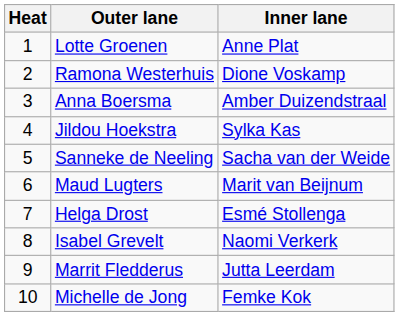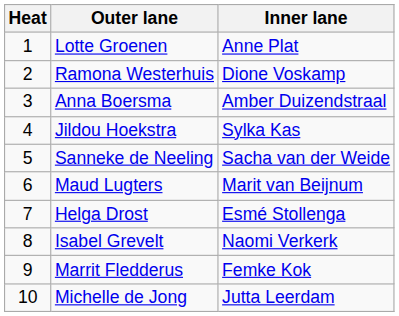(278, 269) Jutta Leerdam -> (267, 269) Femke Kok
(267, 297) Femke Kok -> (278, 297) Jutta Leerdam
